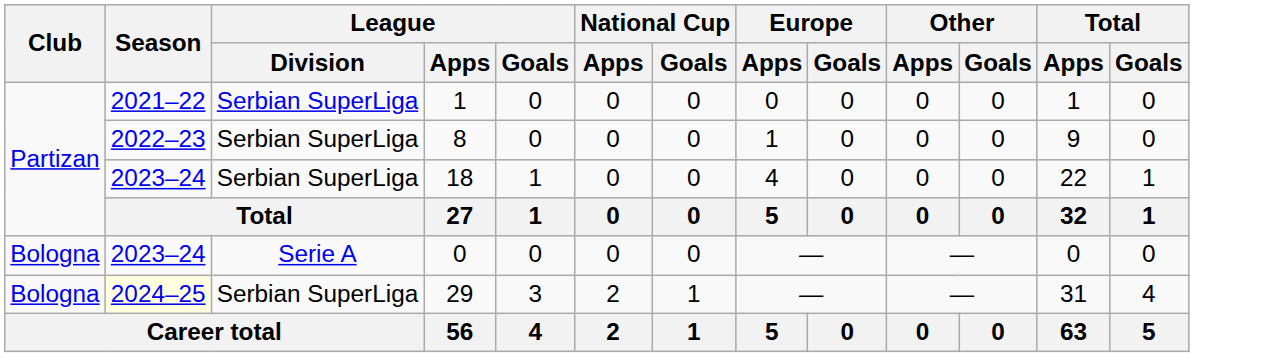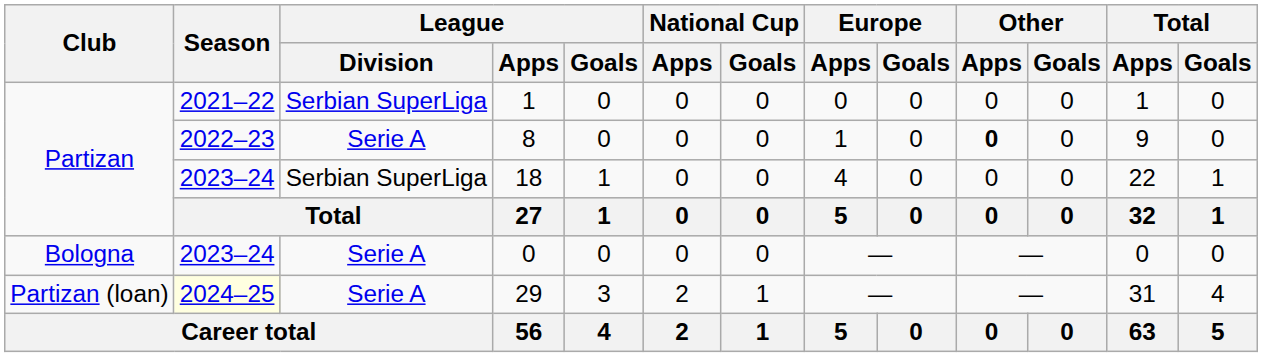(317, 139) Serbian SuperLiga -> (386, 139) Serie A
(923, 139) normal -> (992, 139) bold
(55, 293) Bologna -> (89, 293) Partizan (loan)
(317, 293) Serbian SuperLiga -> (386, 293) Serie A
